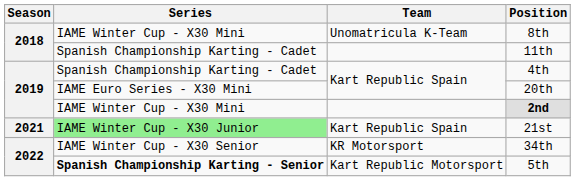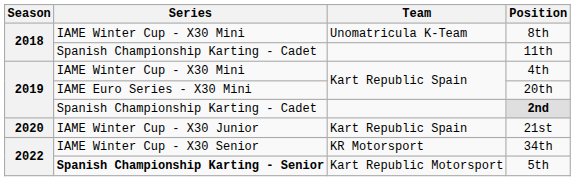(187, 71) Spanish Championship Karting - Cadet -> (151, 71) IAME Winter Cup - X30 Mini
(151, 109) IAME Winter Cup - X30 Mini -> (187, 109) Spanish Championship Karting - Cadet
(29, 128) 2021 -> (29, 128) 2020
(158, 128) lightgreen background -> (158, 128) no background
